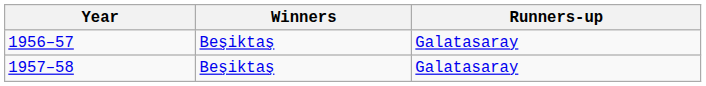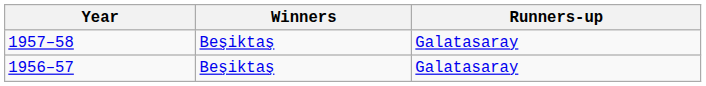rows swapped: (41, 43) <-> (41, 68)
